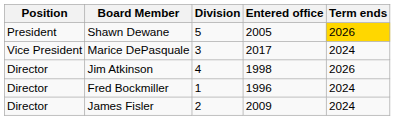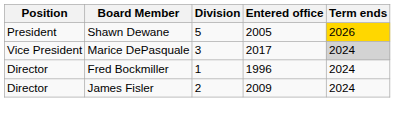(342, 50) no background -> (342, 50) lightgrey background
- row: (120, 69)
